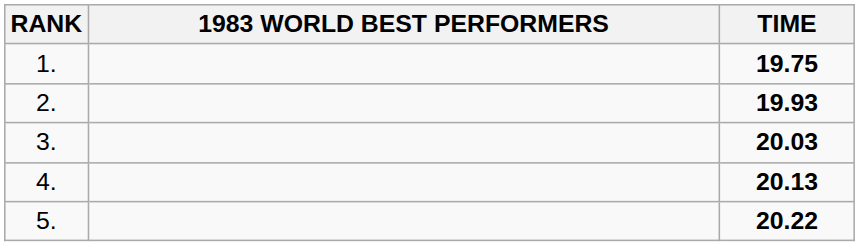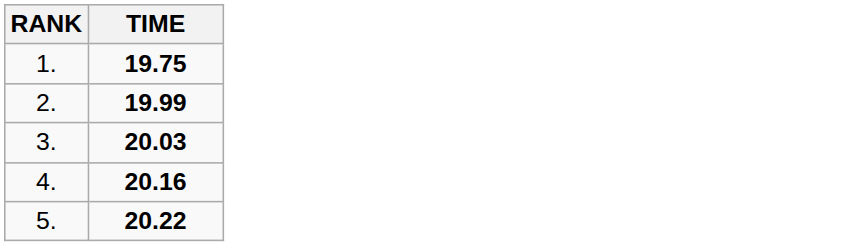- column: (404, 24)
(787, 102) 19.93 -> (156, 102) 19.99
(787, 181) 20.13 -> (156, 181) 20.16
